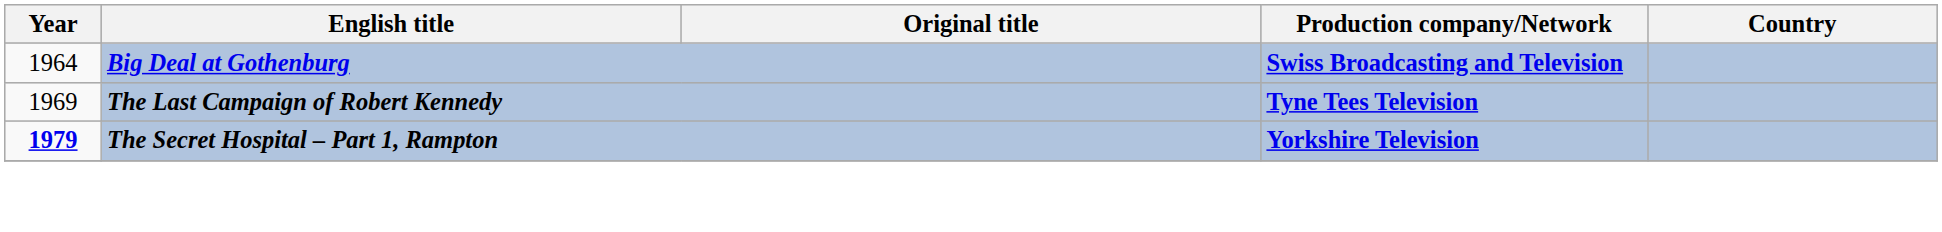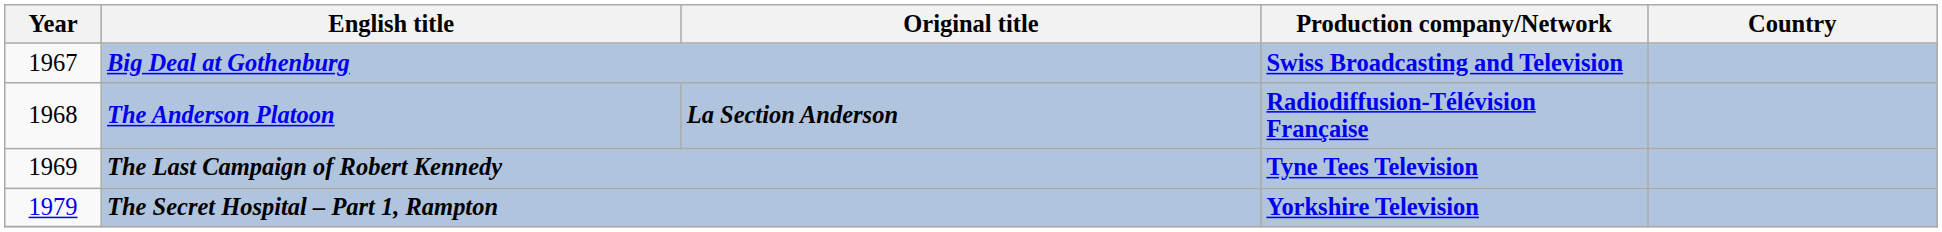(53, 62) 1964 -> (53, 62) 1967
+ row: (221, 115)
(53, 140) bold -> (53, 206) normal
